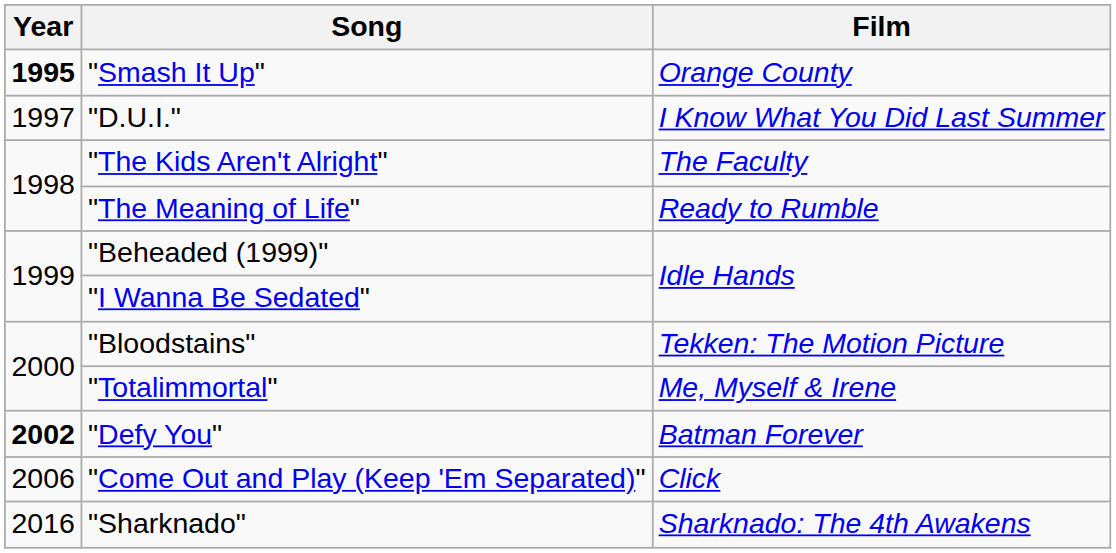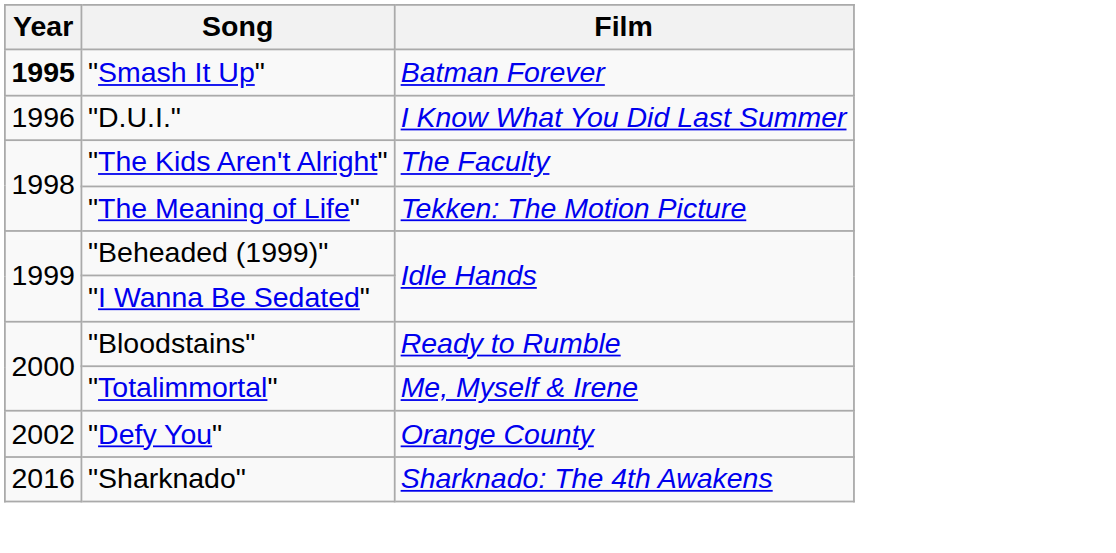(755, 72) Orange County -> (503, 72) Batman Forever
(43, 117) 1997 -> (43, 117) 1996
(769, 207) Ready to Rumble -> (573, 207) Tekken: The Motion Picture
(831, 343) Tekken: The Motion Picture -> (511, 343) Ready to Rumble
(43, 433) bold -> (43, 433) normal
(761, 433) Batman Forever -> (497, 433) Orange County
- row: (367, 478)
